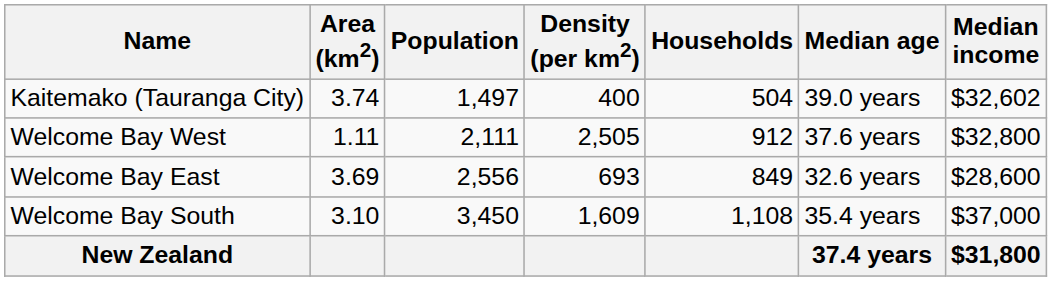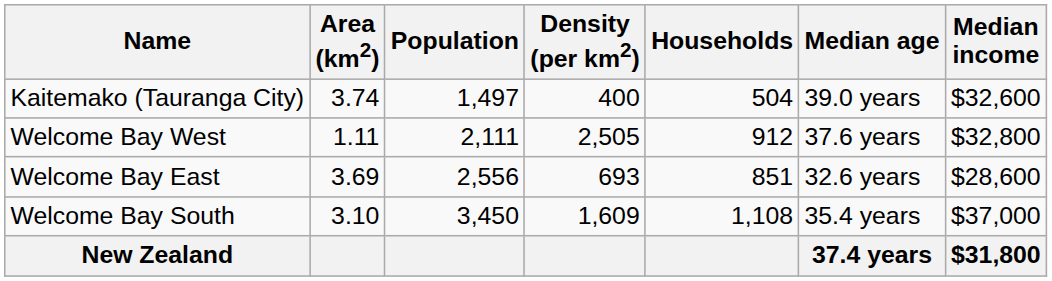(996, 98) $32,602 -> (996, 98) $32,600
(772, 176) 849 -> (772, 176) 851
